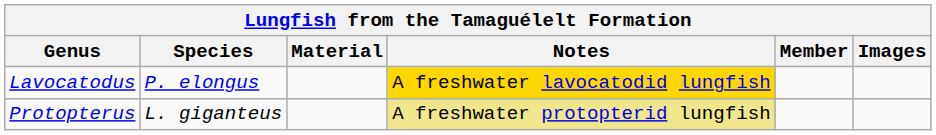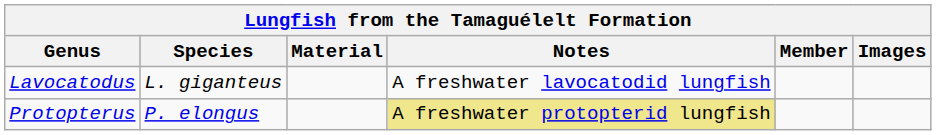(202, 83) P. elongus -> (213, 83) L. giganteus
(581, 83) gold background -> (581, 83) no background
(213, 114) L. giganteus -> (202, 114) P. elongus
